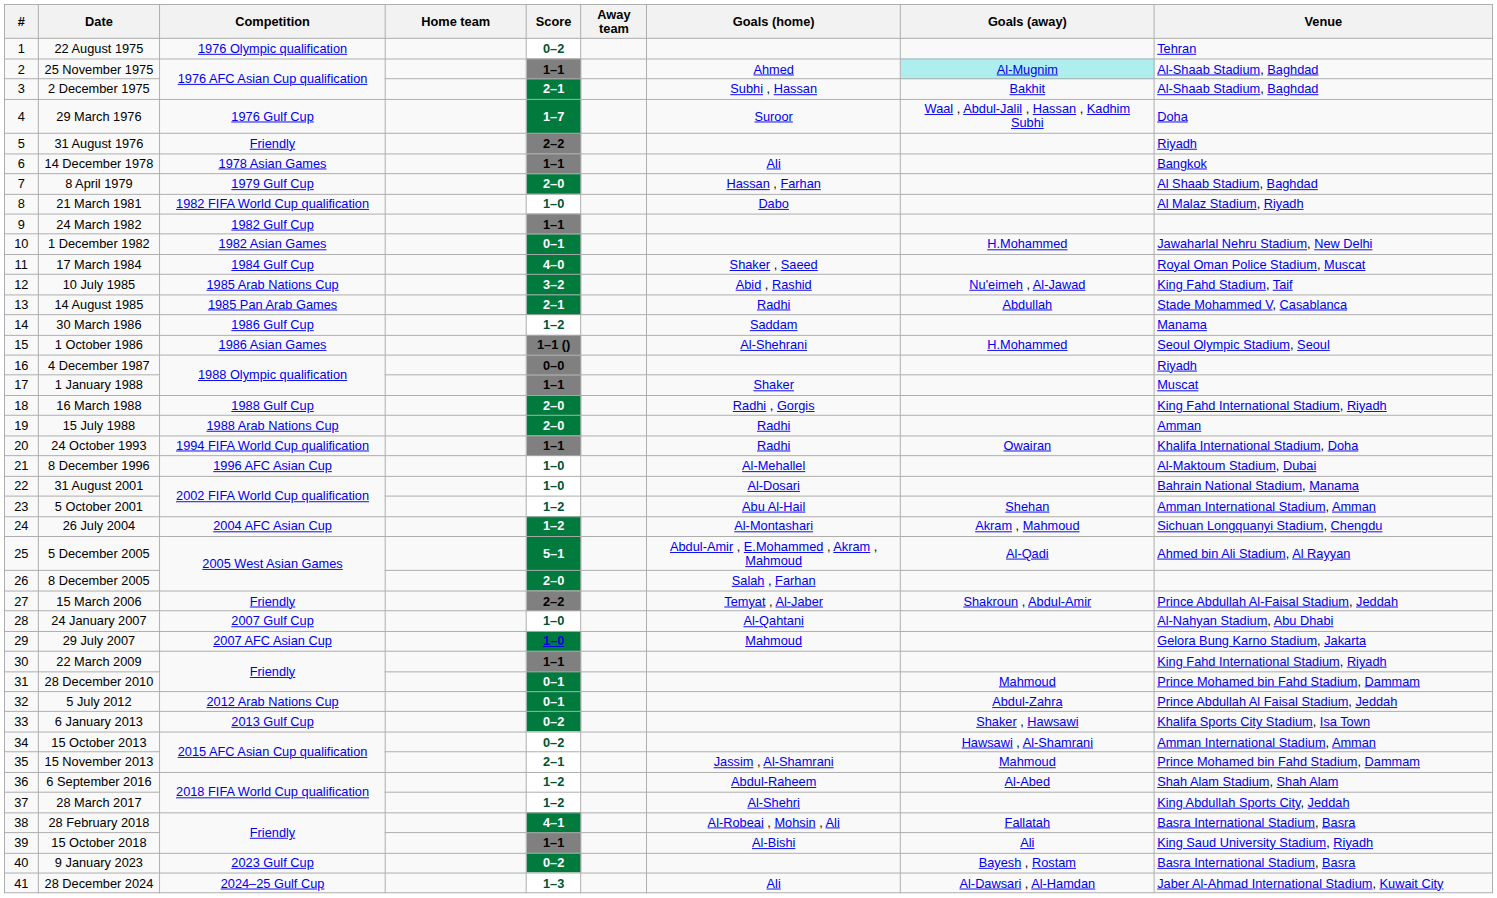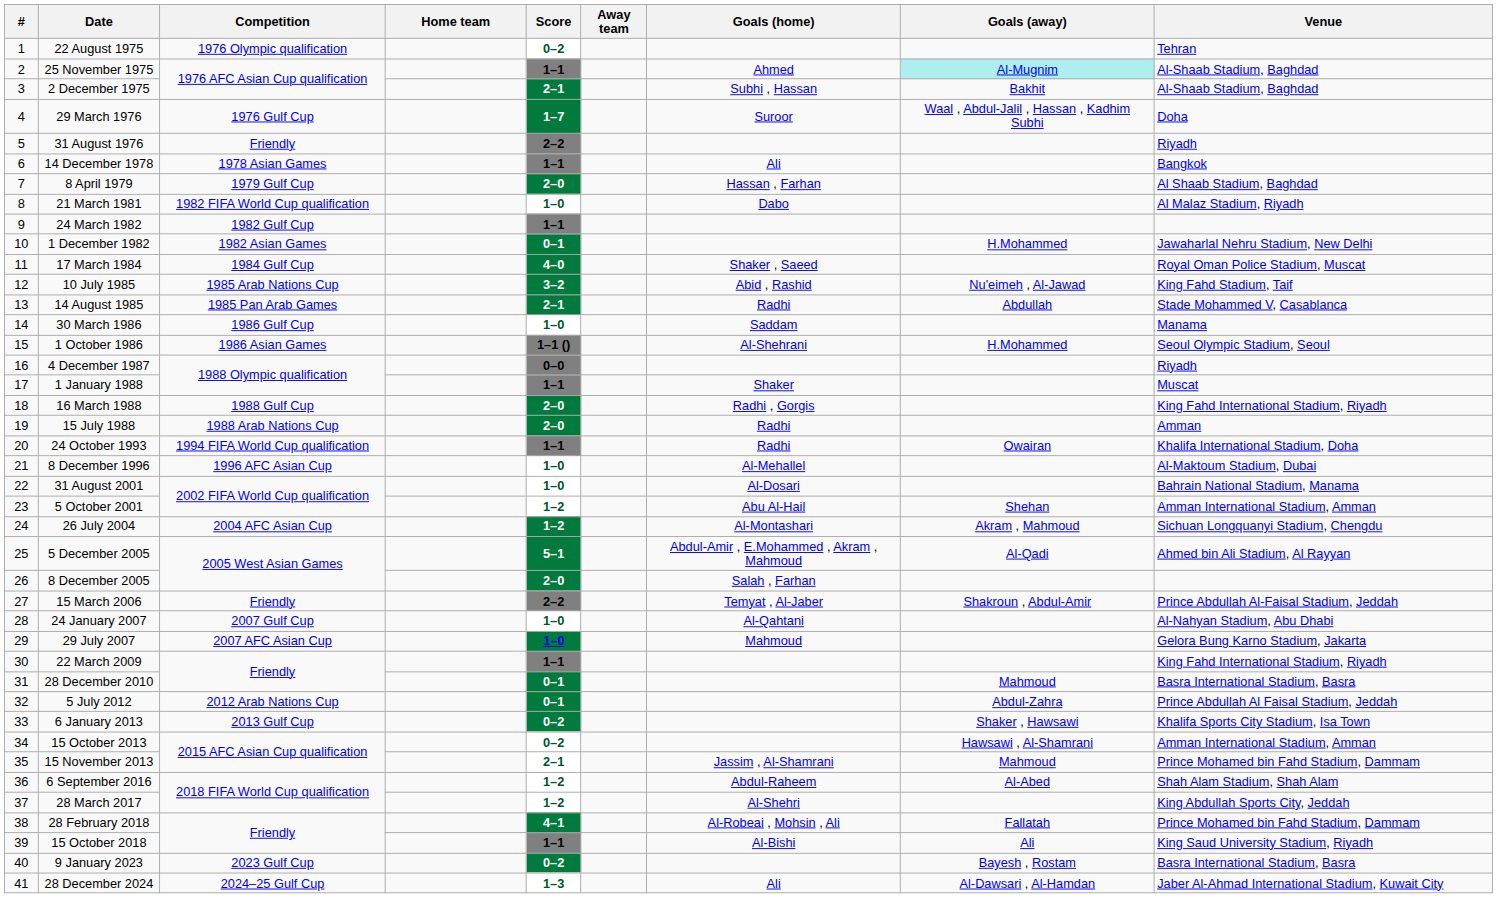(554, 324) 1–2 -> (554, 324) 1–0
(1289, 681) Prince Mohamed bin Fahd Stadium, Dammam -> (1256, 681) Basra International Stadium, Basra
(1256, 822) Basra International Stadium, Basra -> (1289, 822) Prince Mohamed bin Fahd Stadium, Dammam
